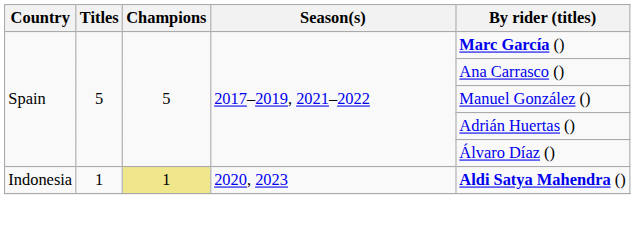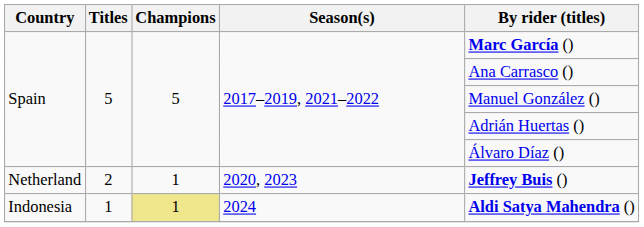+ row: (45, 180)
(251, 180) 2020, 2023 -> (240, 207) 2024
